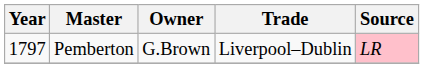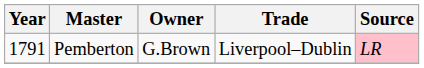(27, 48) 1797 -> (27, 48) 1791
